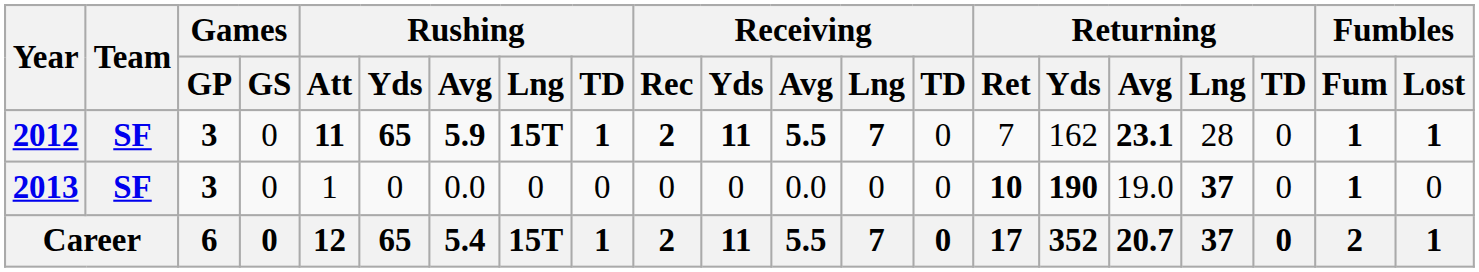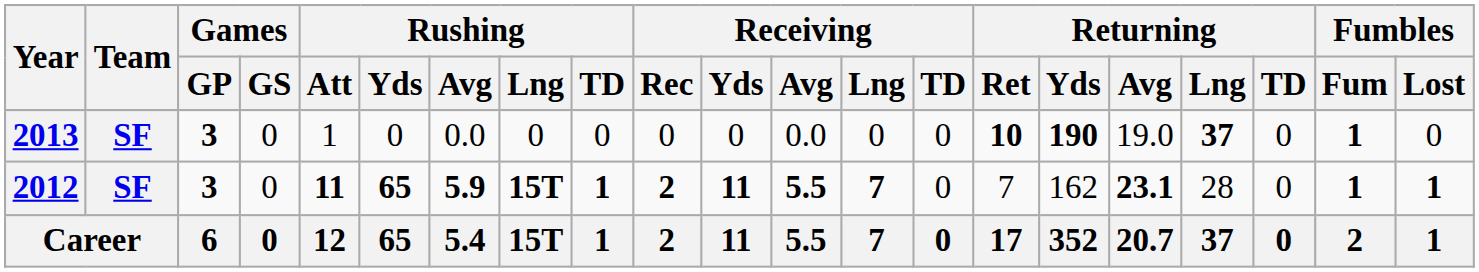rows swapped: (46, 135) <-> (46, 187)
